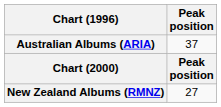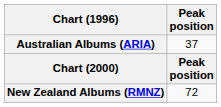(192, 93) 27 -> (192, 93) 72
